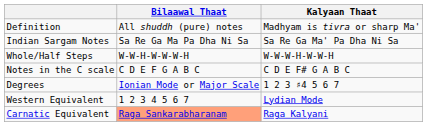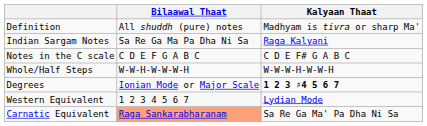(331, 41) Sa Re Ga Ma' Pa Dha Ni Sa -> (296, 41) Raga Kalyani
rows swapped: (60, 70) <-> (50, 56)
(301, 85) normal -> (301, 85) bold
(296, 114) Raga Kalyani -> (331, 114) Sa Re Ga Ma' Pa Dha Ni Sa
